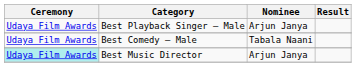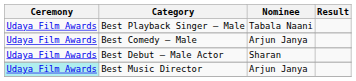(278, 26) Arjun Janya -> (281, 26) Tabala Naani
(281, 40) Tabala Naani -> (278, 40) Arjun Janya
+ row: (162, 55)
